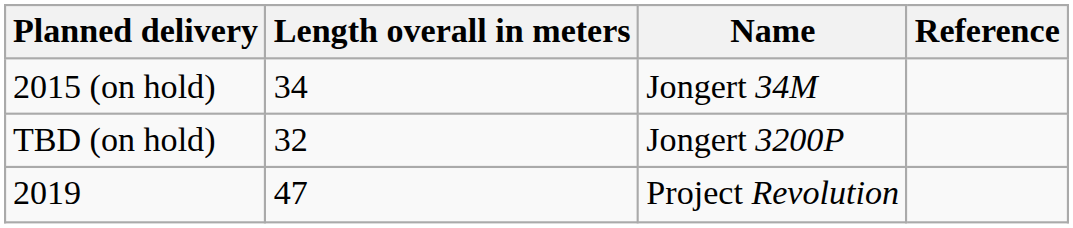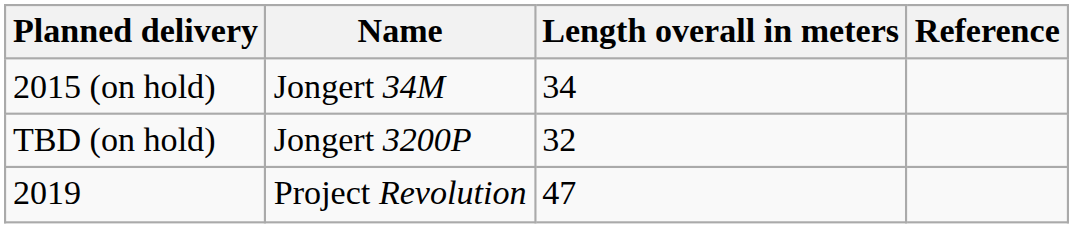columns swapped: (452, 31) <-> (773, 31)
